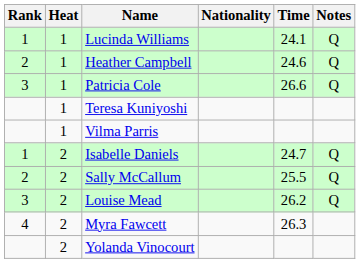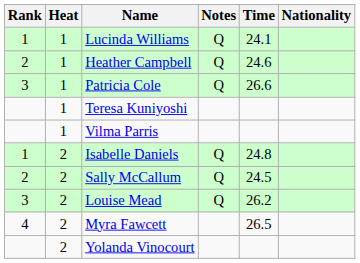columns swapped: (236, 16) <-> (334, 16)
(294, 154) 24.7 -> (259, 154) 24.8
(294, 177) 25.5 -> (259, 177) 24.5
(294, 223) 26.3 -> (259, 223) 26.5
